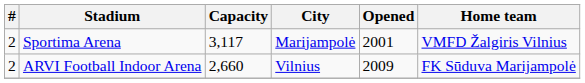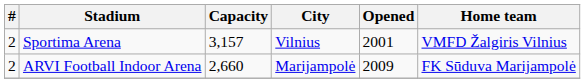(226, 41) 3,117 -> (226, 41) 3,157
(315, 41) Marijampolė -> (298, 41) Vilnius
(298, 66) Vilnius -> (315, 66) Marijampolė
